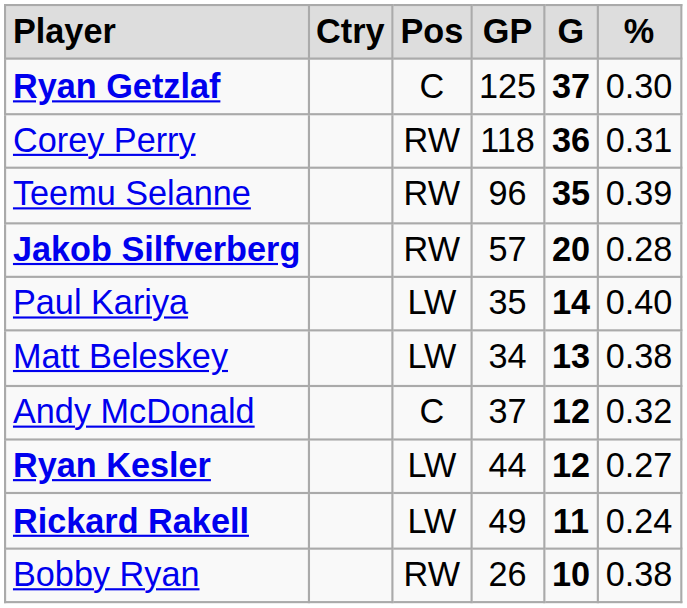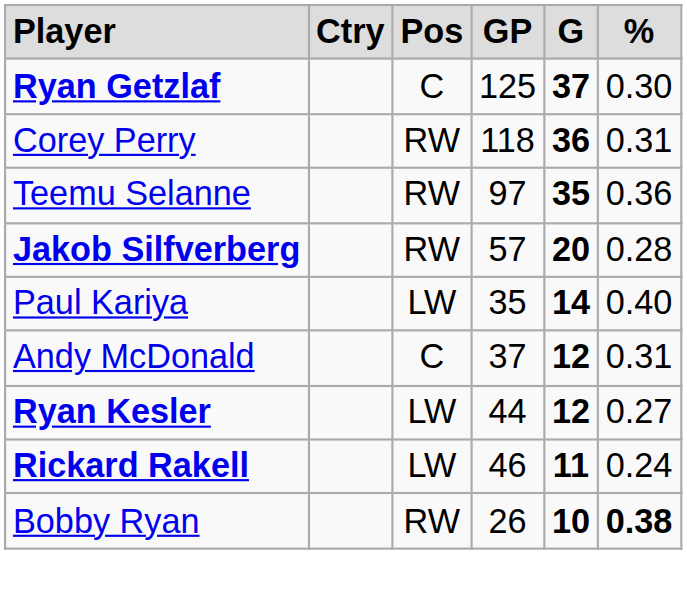(508, 194) 96 -> (508, 194) 97
(639, 194) 0.39 -> (639, 194) 0.36
- row: (120, 357)
(639, 411) 0.32 -> (639, 357) 0.31
(508, 520) 49 -> (508, 466) 46
(639, 574) normal -> (639, 520) bold
